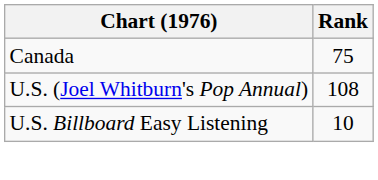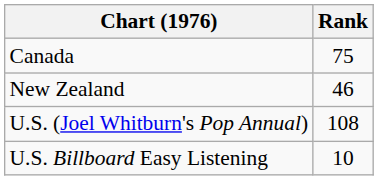+ row: (67, 89)
